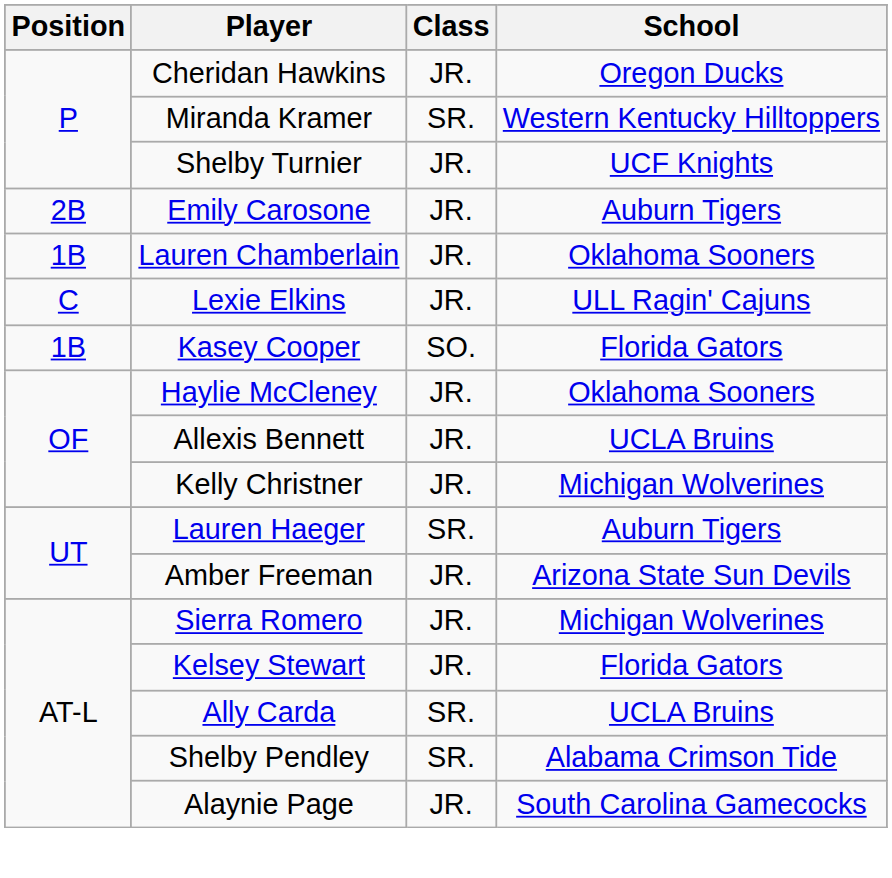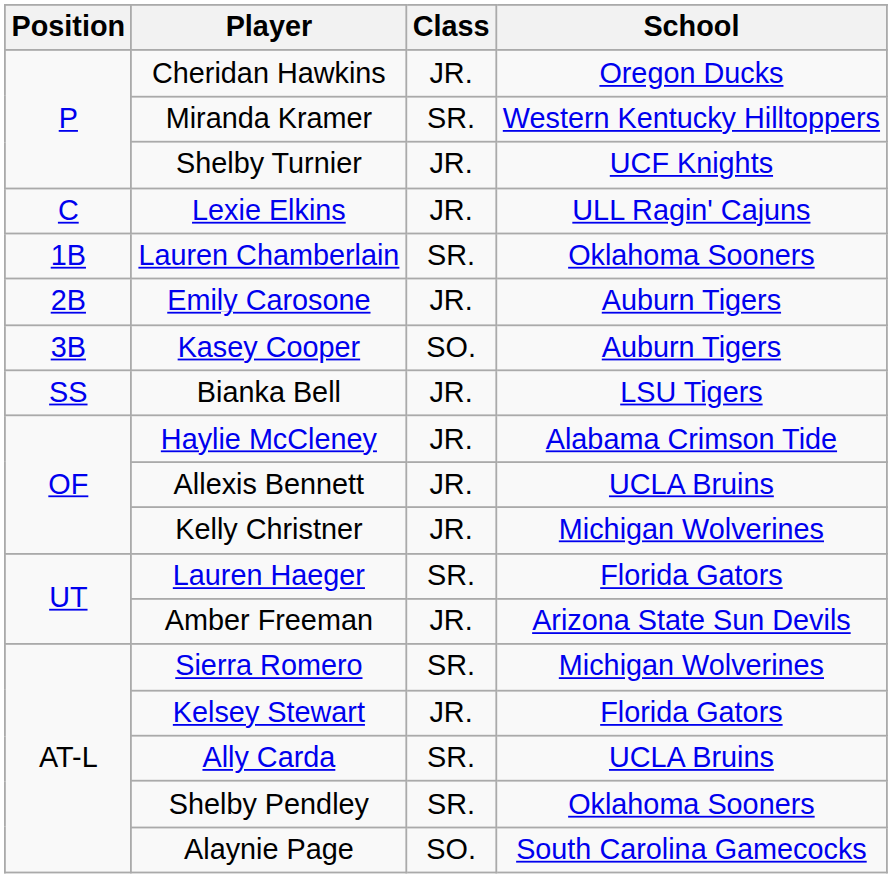rows swapped: (269, 301) <-> (269, 210)
(451, 255) JR. -> (451, 255) SR.
(68, 347) 1B -> (68, 347) 3B
(691, 347) Florida Gators -> (691, 347) Auburn Tigers
+ row: (269, 392)
(691, 392) Oklahoma Sooners -> (691, 438) Alabama Crimson Tide
(691, 529) Auburn Tigers -> (691, 575) Florida Gators
(451, 621) JR. -> (451, 666) SR.
(691, 758) Alabama Crimson Tide -> (691, 803) Oklahoma Sooners
(451, 803) JR. -> (451, 849) SO.
